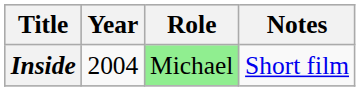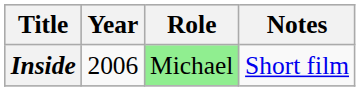(113, 65) 2004 -> (113, 65) 2006
